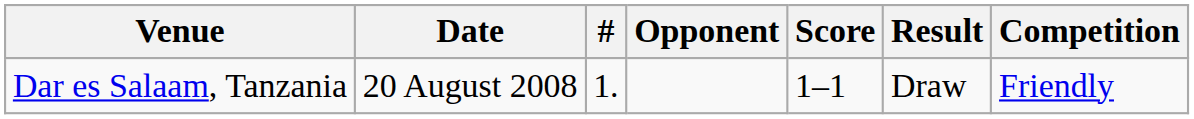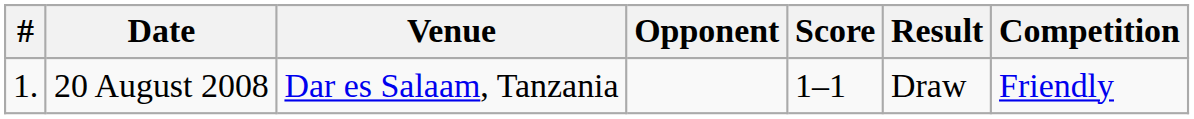columns swapped: (606, 31) <-> (180, 31)
